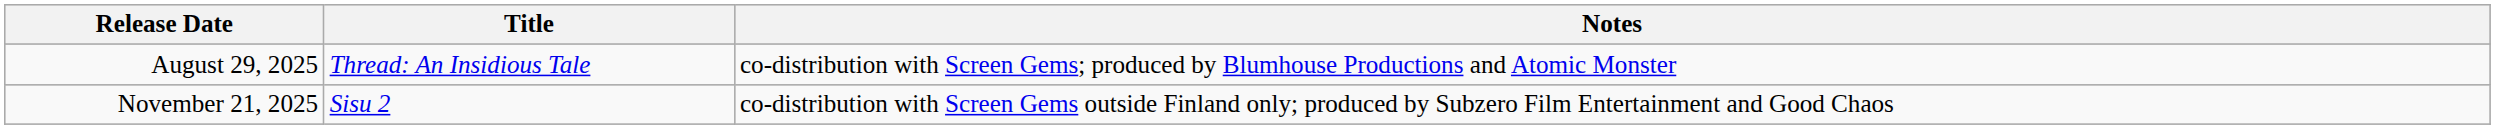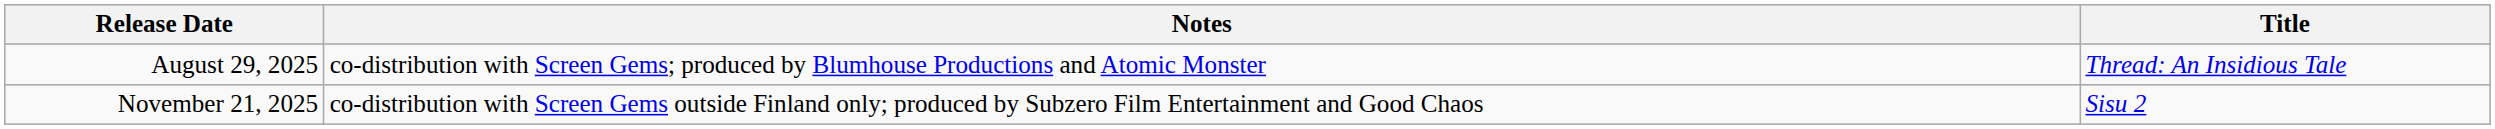columns swapped: (529, 24) <-> (1612, 24)
